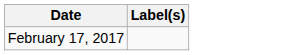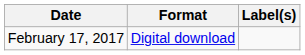+ column: (183, 15)
